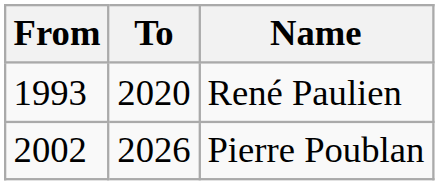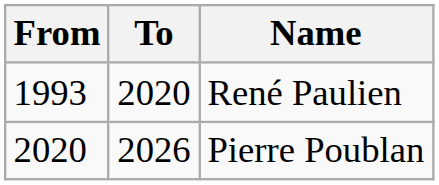(50, 149) 2002 -> (50, 149) 2020
